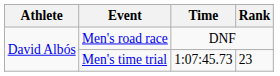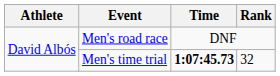(203, 60) normal -> (204, 60) bold
(246, 60) 23 -> (247, 60) 32
